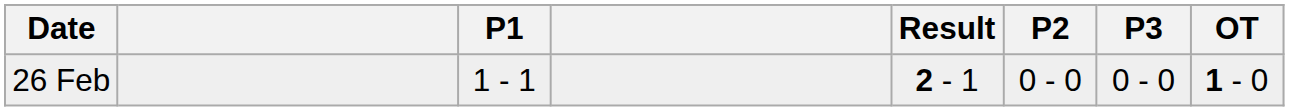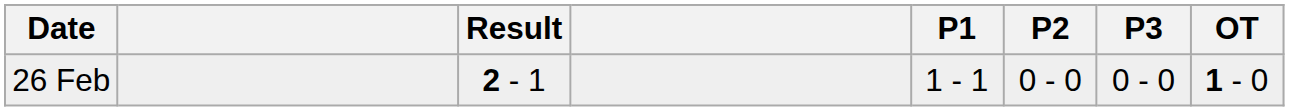columns swapped: (947, 29) <-> (504, 29)
